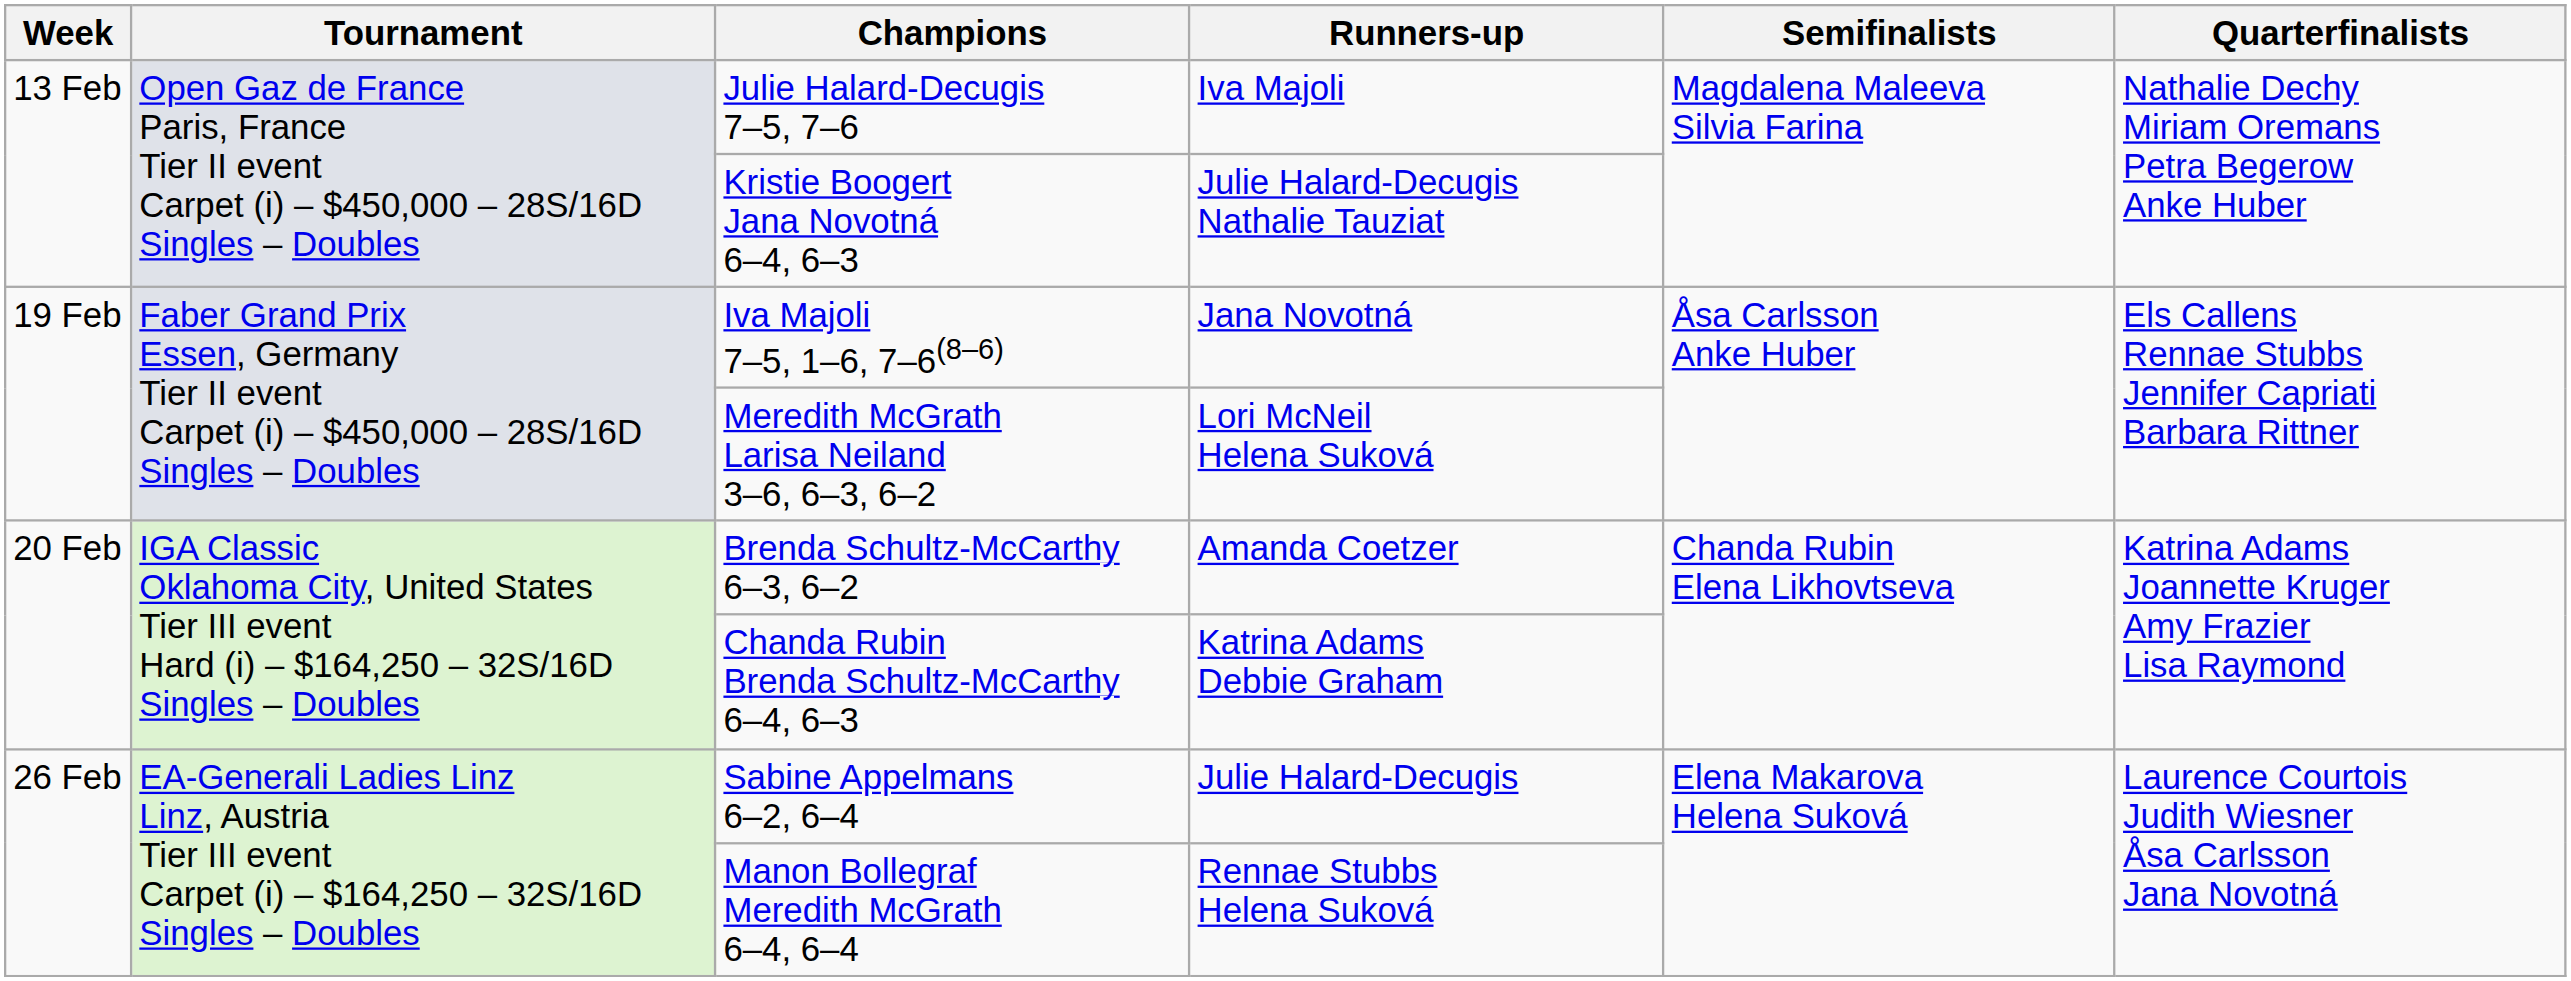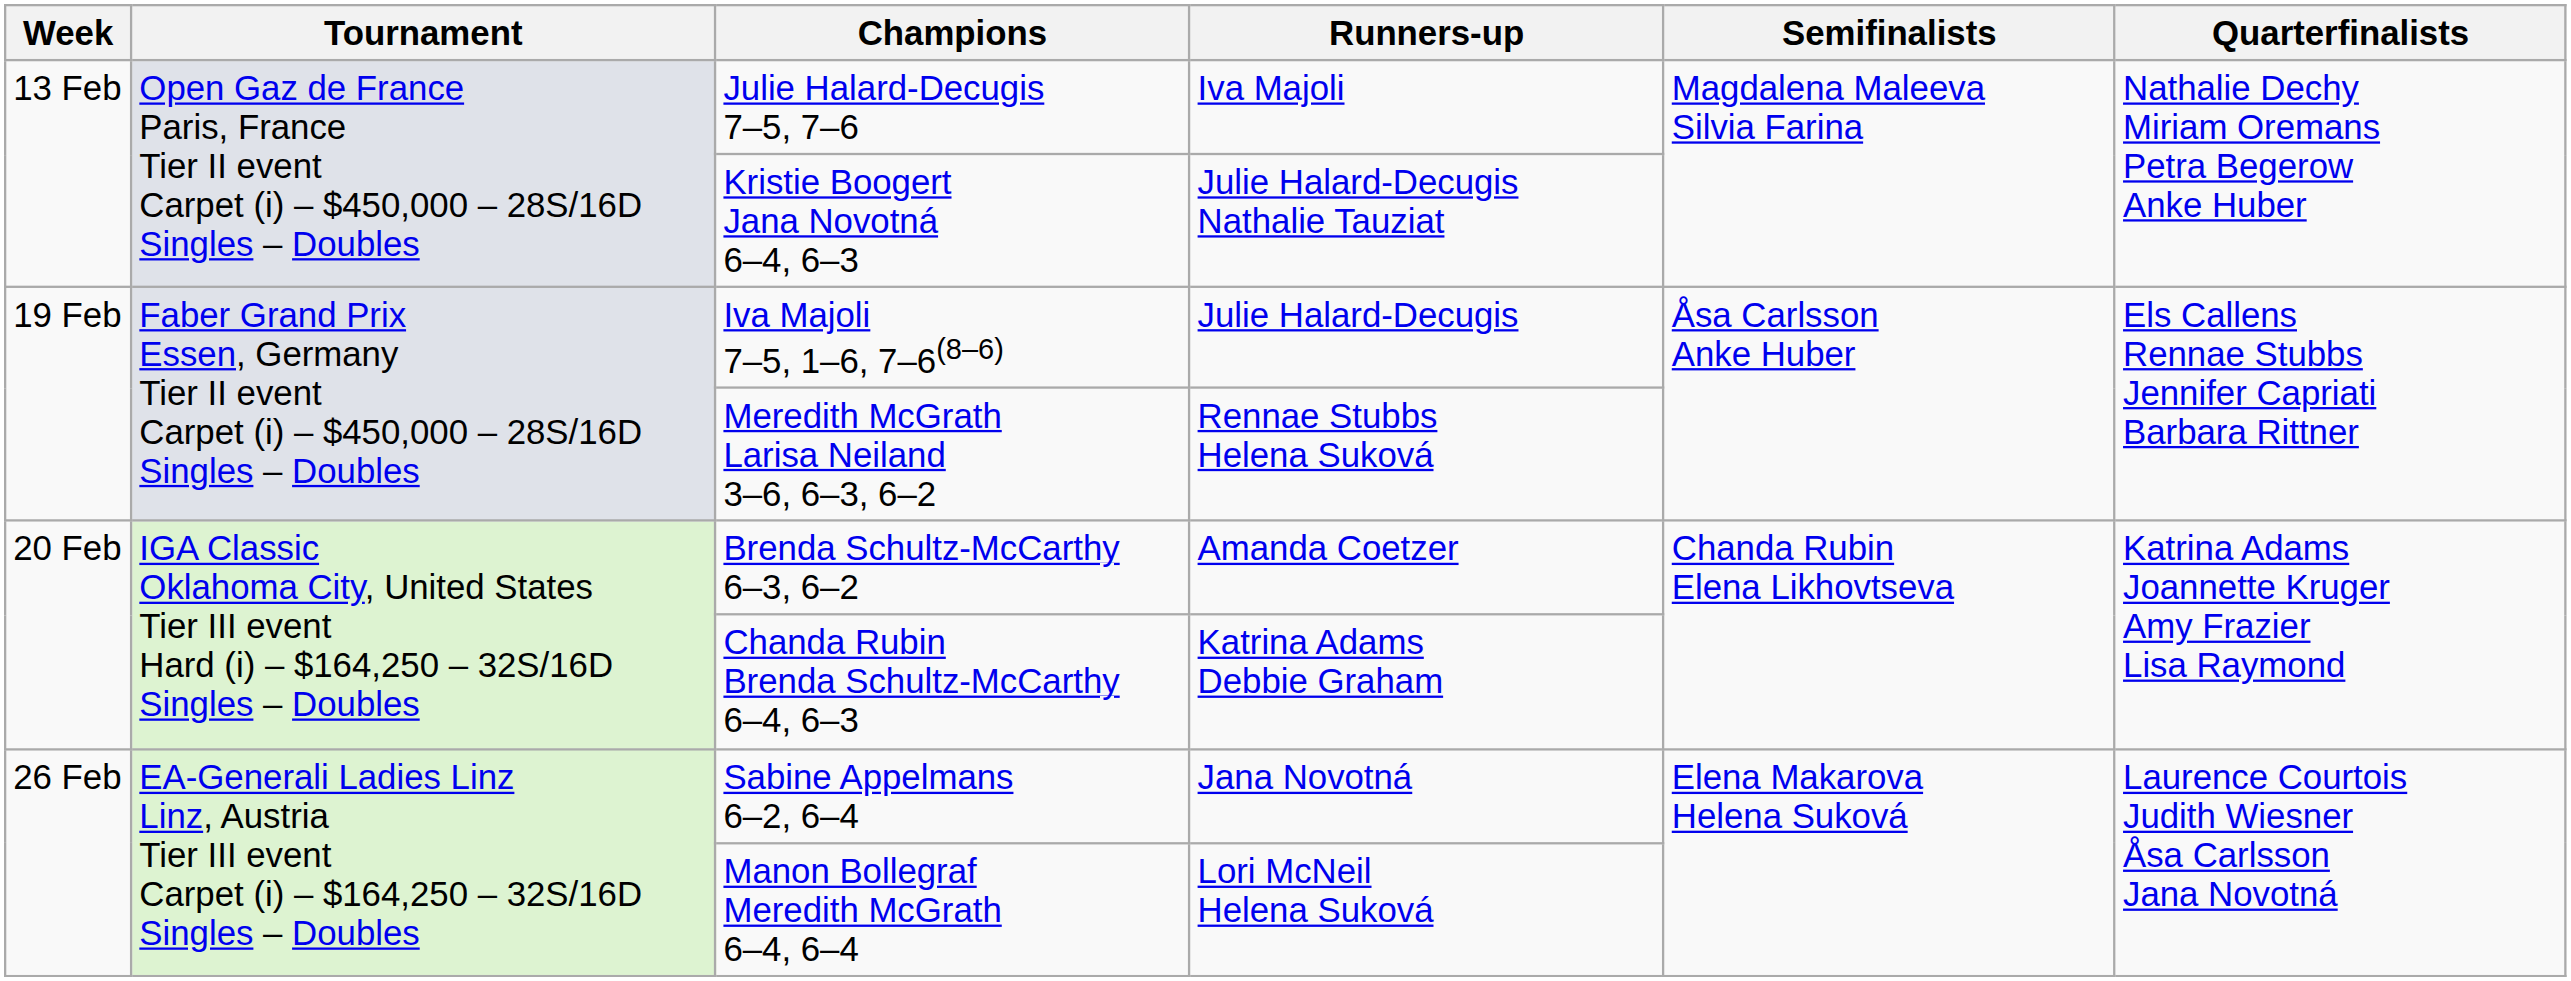(1305, 315) Jana Novotná -> (1358, 315) Julie Halard-Decugis
(1316, 435) Lori McNeil Helena Suková -> (1317, 435) Rennae Stubbs Helena Suková
(1358, 776) Julie Halard-Decugis -> (1305, 776) Jana Novotná
(1317, 889) Rennae Stubbs Helena Suková -> (1316, 889) Lori McNeil Helena Suková
